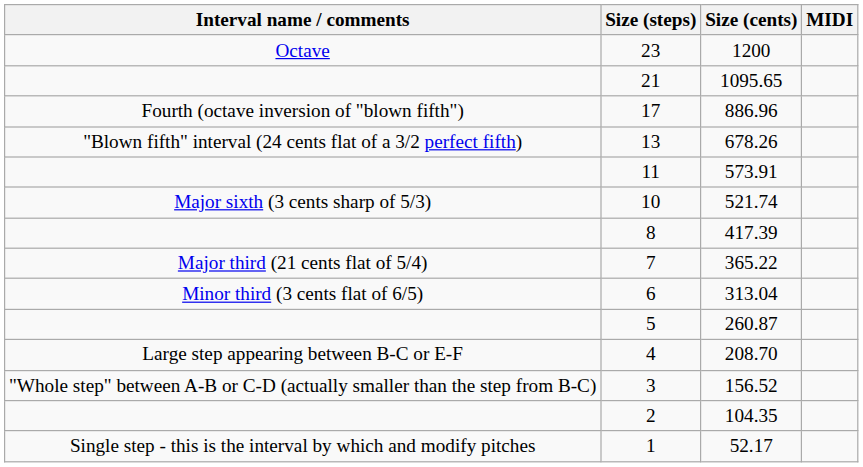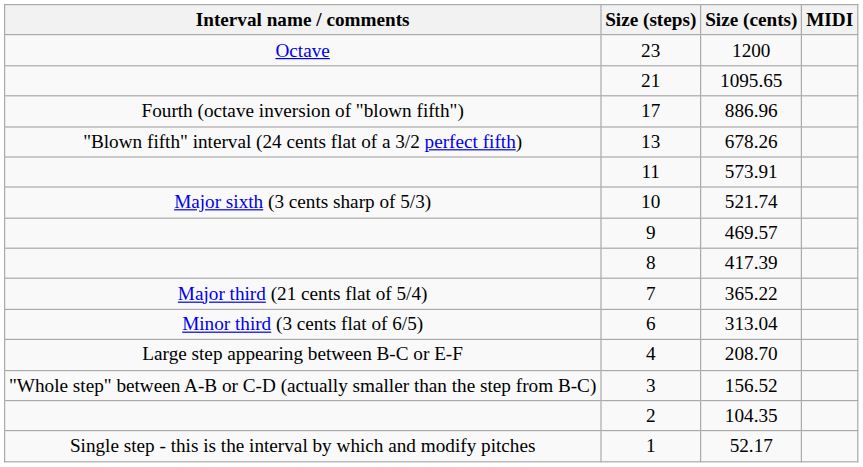+ row: (651, 232)
- row: (651, 324)
